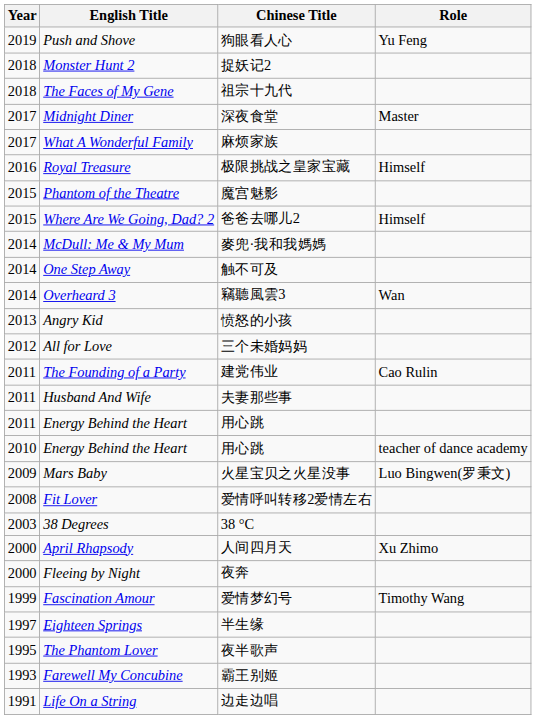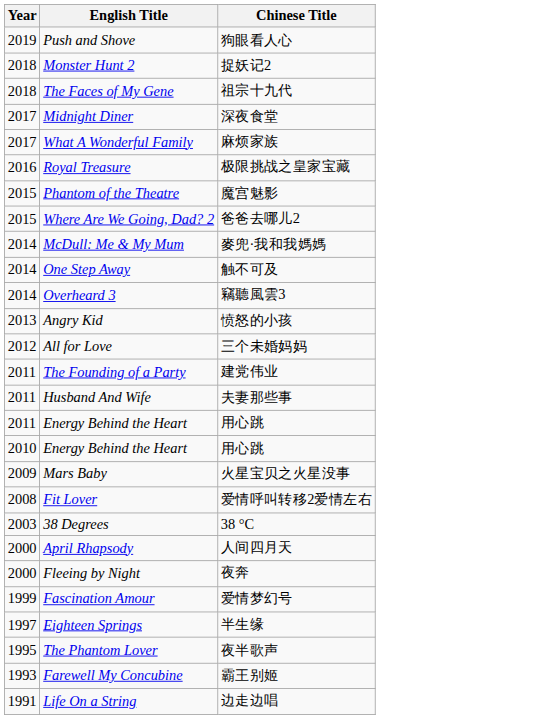- column: (453, 15)
